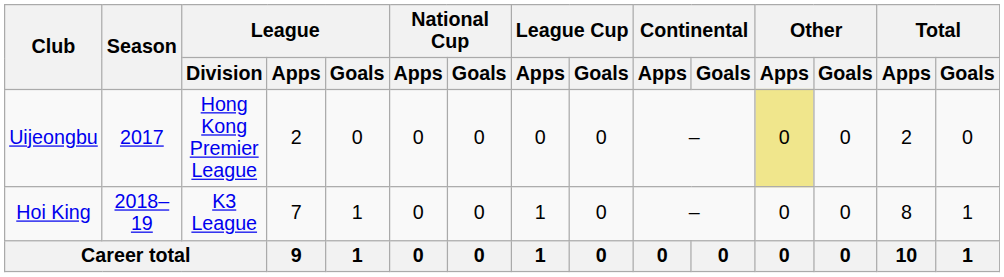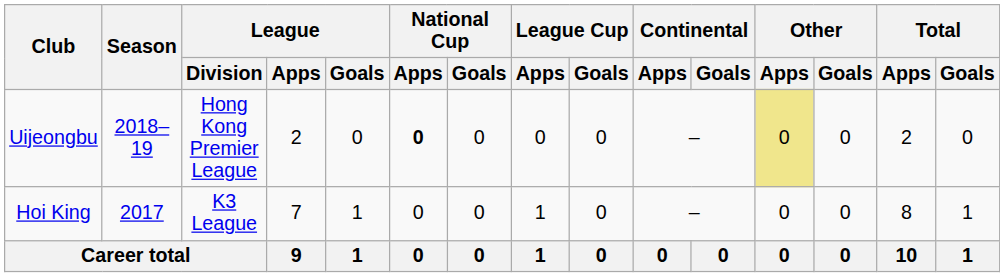(142, 137) 2017 -> (142, 137) 2018–19
(418, 137) normal -> (418, 137) bold
(142, 213) 2018–19 -> (142, 213) 2017
